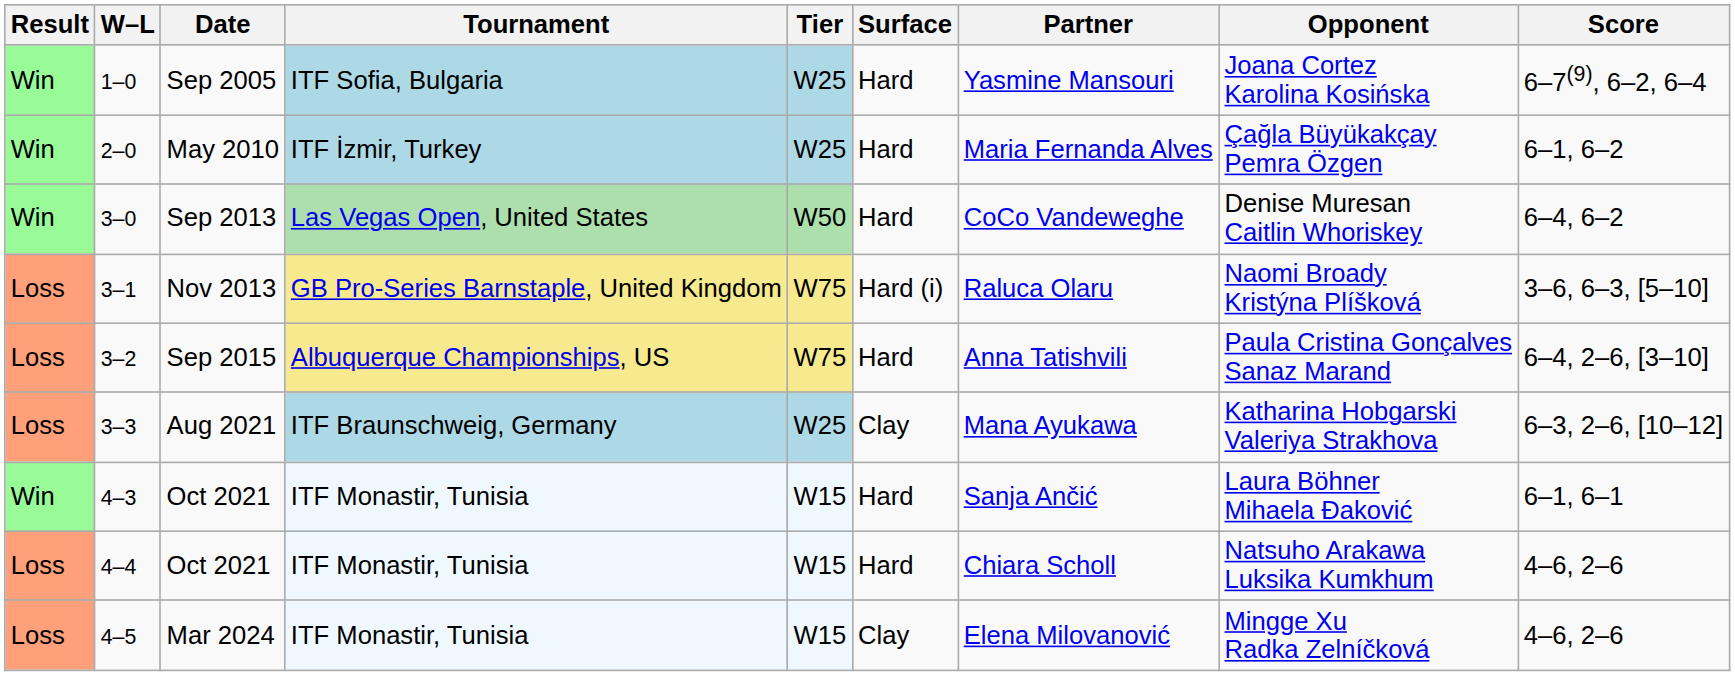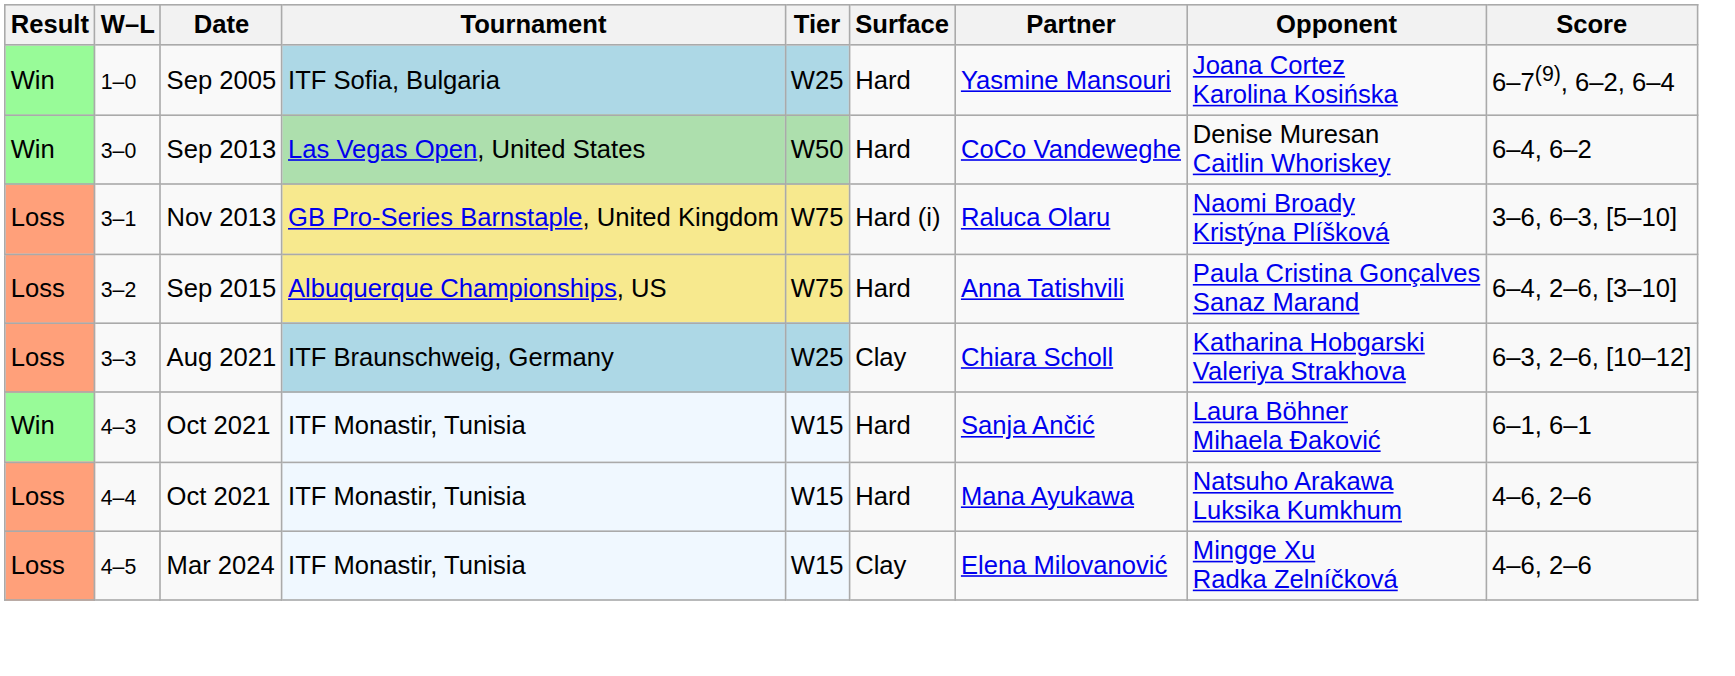- row: (119, 150)
(1050, 426) Mana Ayukawa -> (1037, 357) Chiara Scholl
(1040, 565) Chiara Scholl -> (1047, 496) Mana Ayukawa
